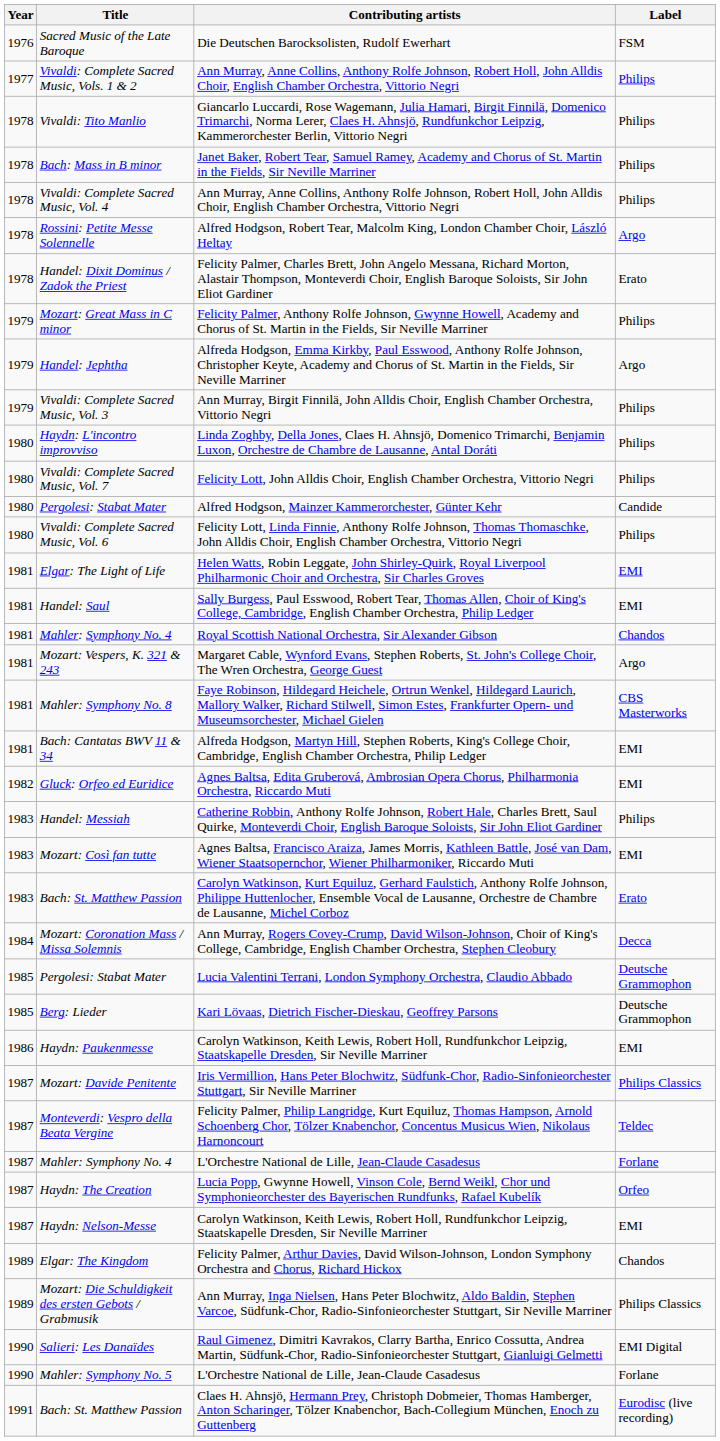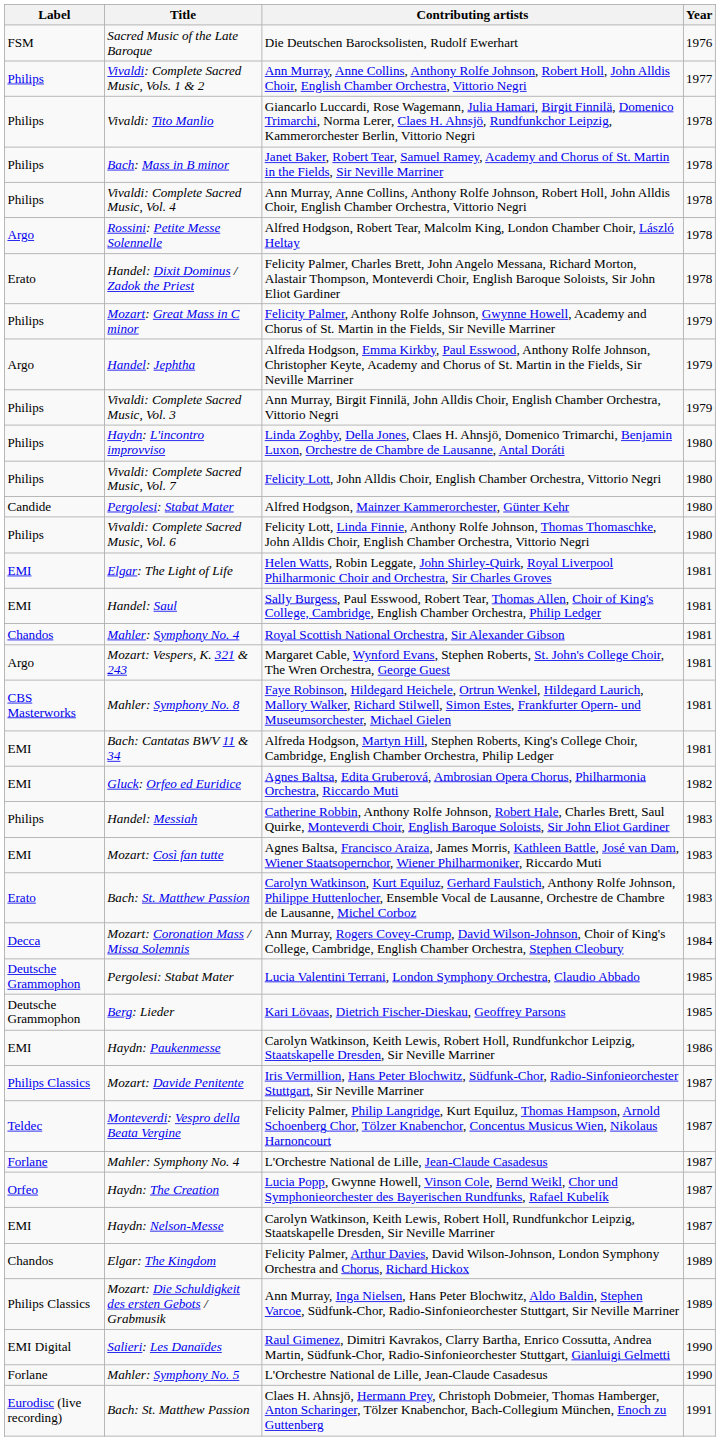columns swapped: (21, 14) <-> (665, 14)
